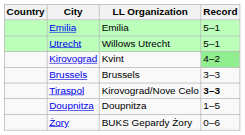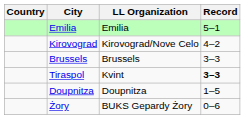- row: (65, 43)
(113, 59) Kvint -> (150, 43) Kirovograd/Nove Celo
(212, 59) lightgreen background -> (212, 43) no background
(150, 91) Kirovograd/Nove Celo -> (113, 75) Kvint
